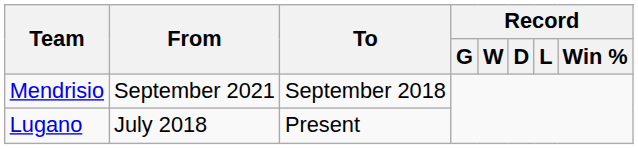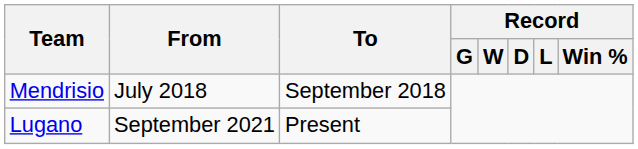(195, 90) September 2021 -> (161, 90) July 2018
(161, 125) July 2018 -> (195, 125) September 2021
